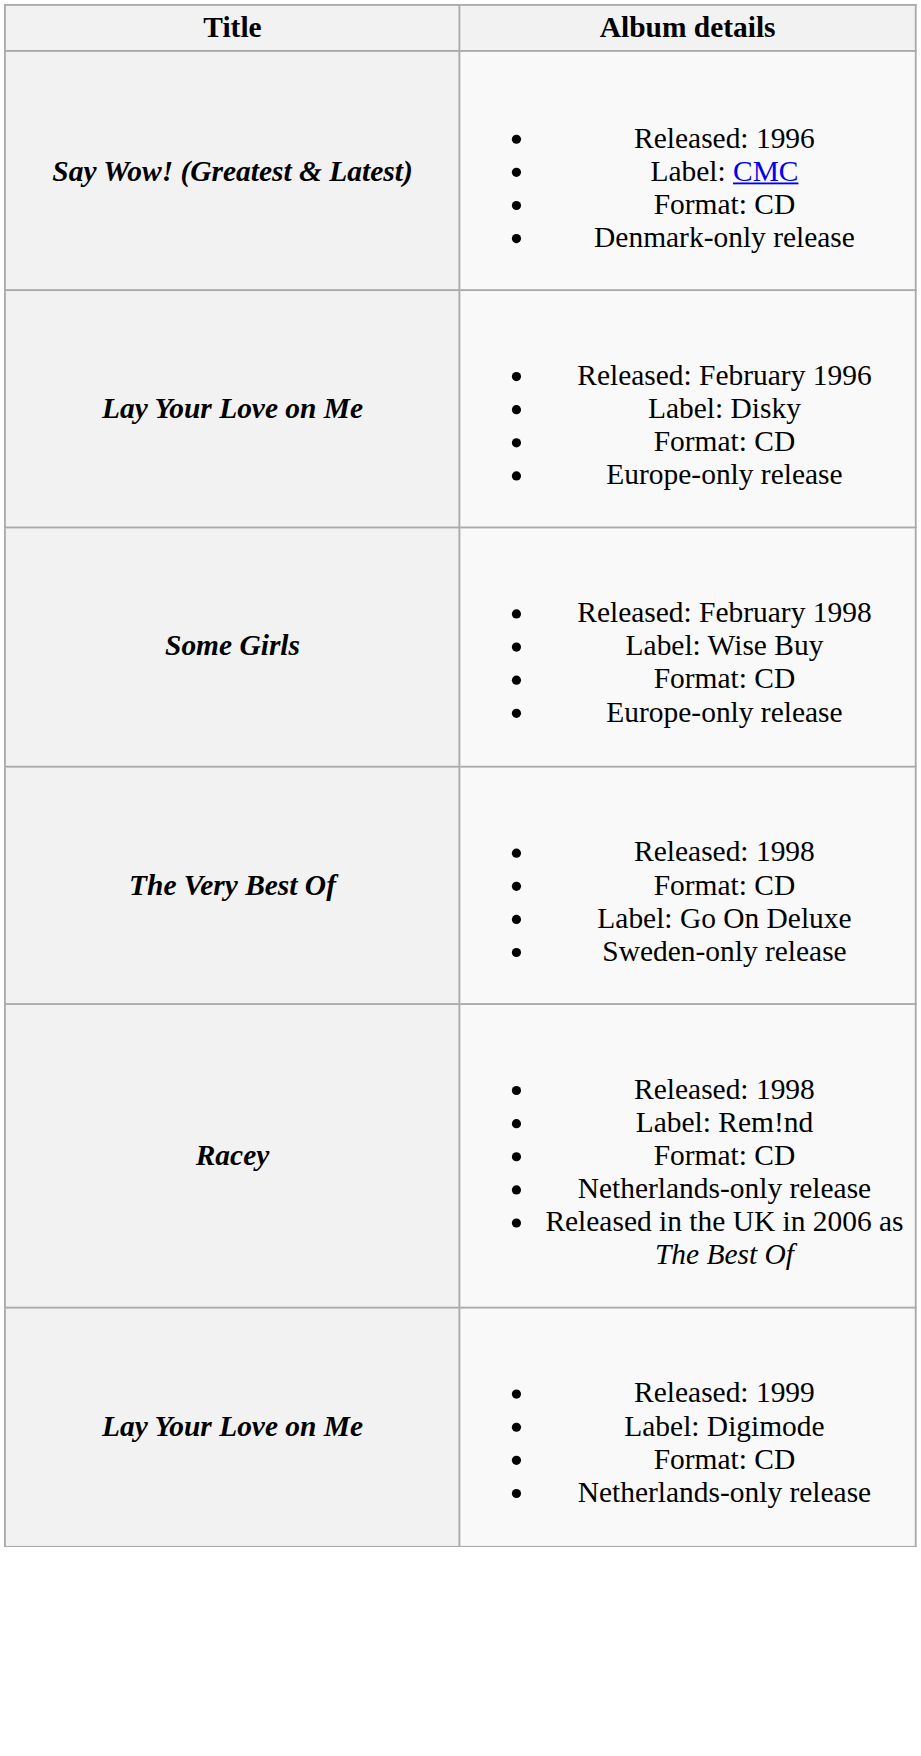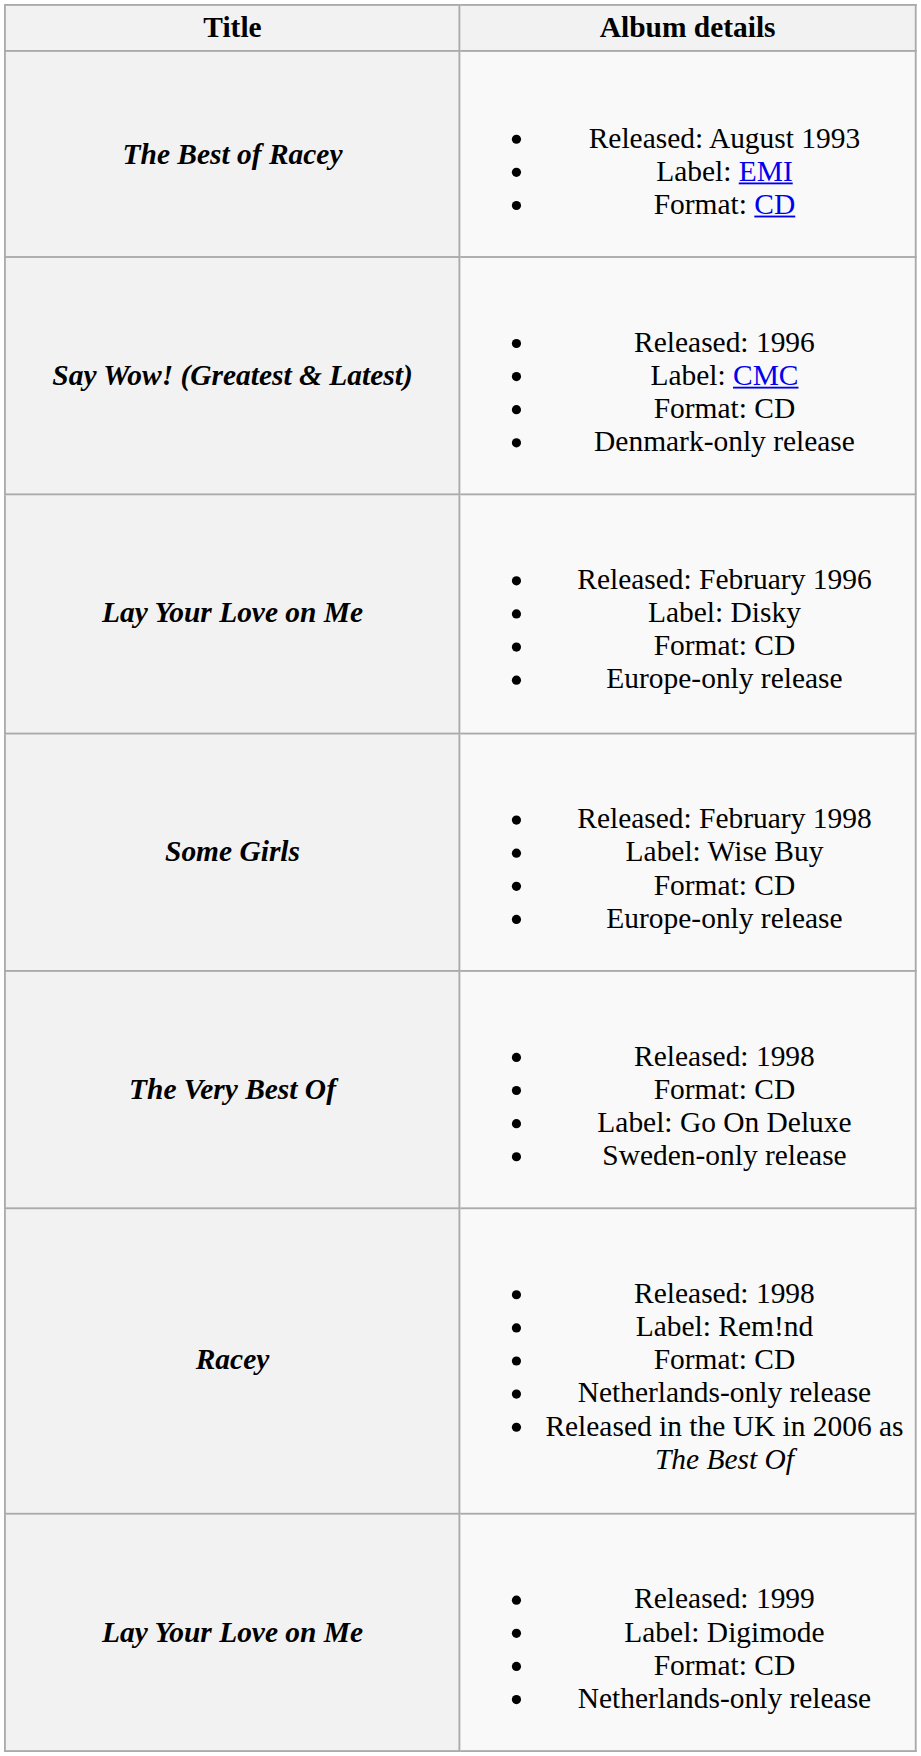+ row: (688, 171)
